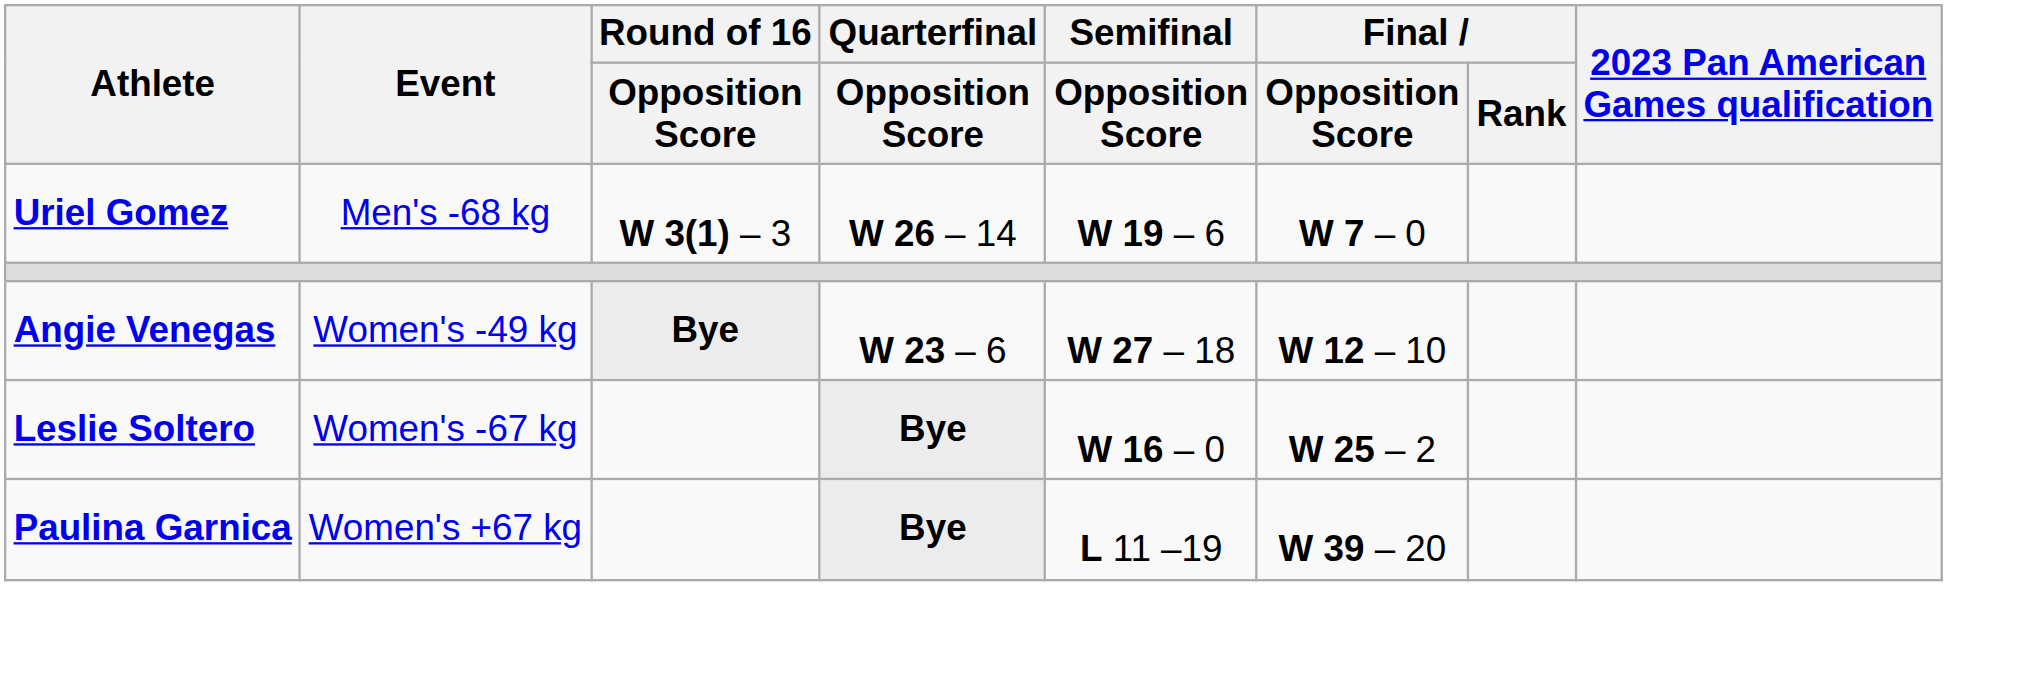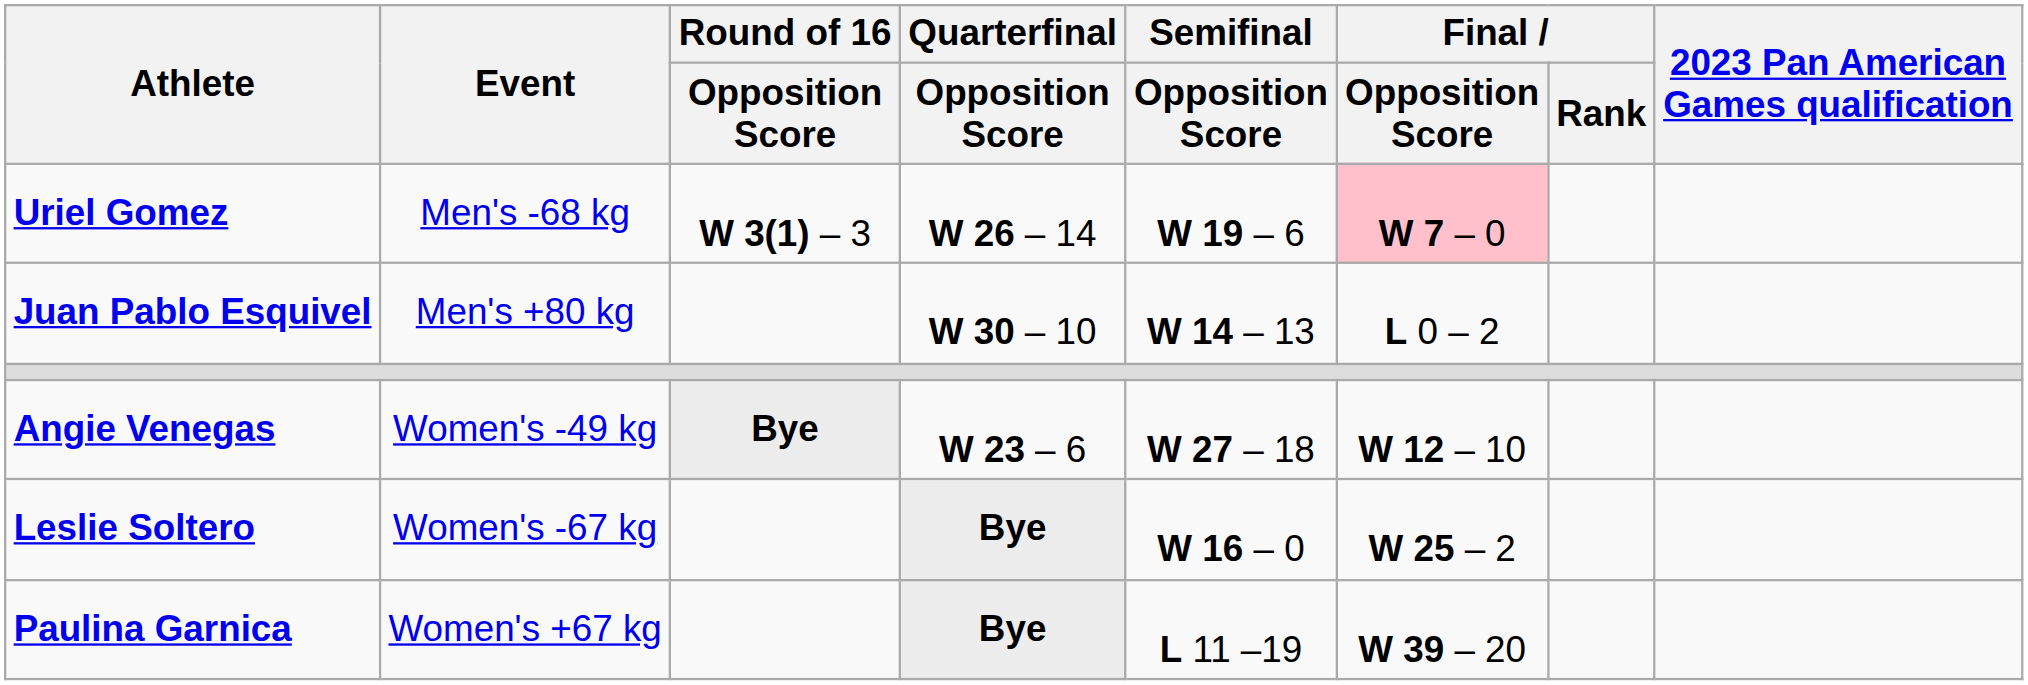(1362, 233) no background -> (1442, 233) pink background
+ row: (193, 312)
